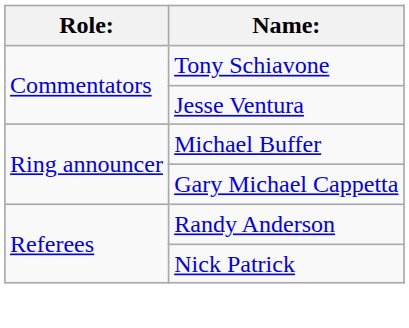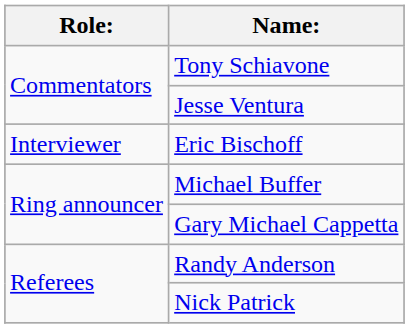+ row: (238, 144)
